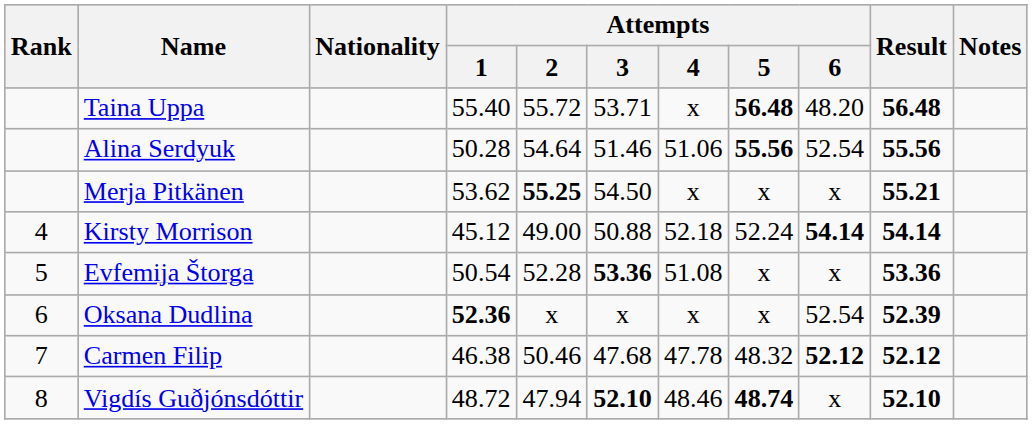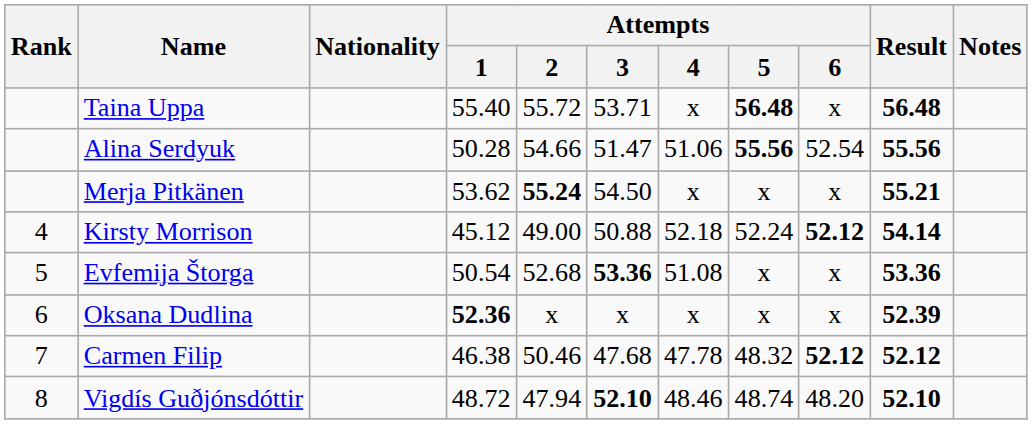(835, 107) 48.20 -> (835, 107) x
(552, 149) 54.64 -> (552, 149) 54.66
(623, 149) 51.46 -> (623, 149) 51.47
(552, 190) 55.25 -> (552, 190) 55.24
(835, 231) 54.14 -> (835, 231) 52.12
(552, 273) 52.28 -> (552, 273) 52.68
(835, 314) 52.54 -> (835, 314) x
(764, 397) bold -> (764, 397) normal
(835, 397) x -> (835, 397) 48.20
